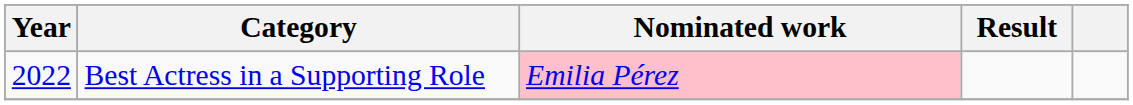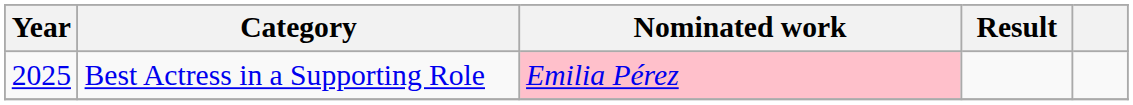(41, 74) 2022 -> (41, 74) 2025
